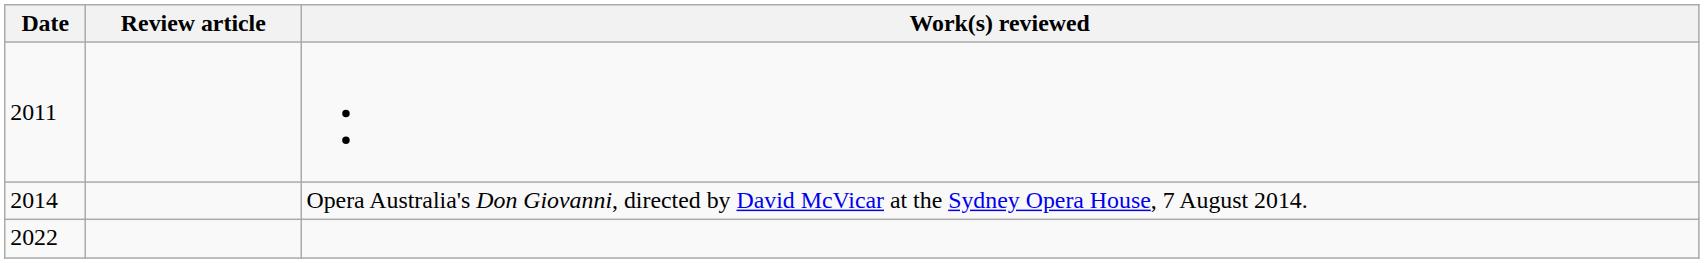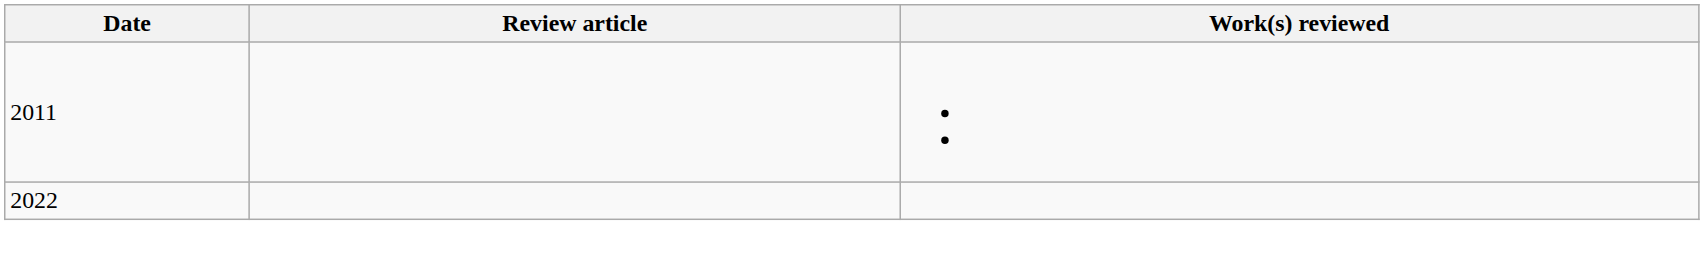- row: (34, 200)
